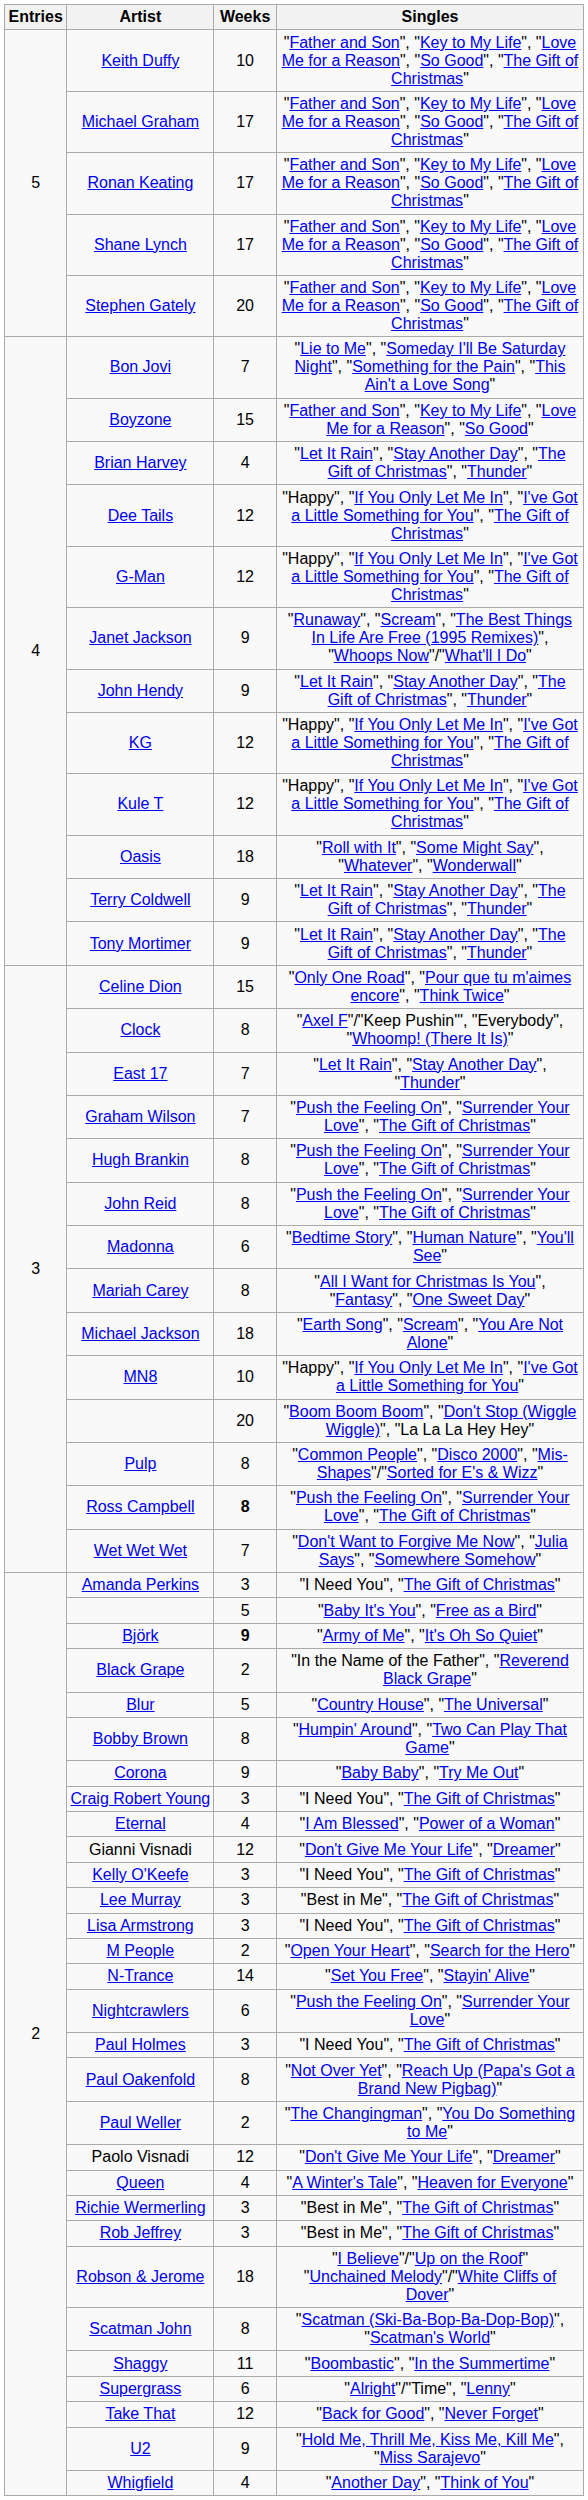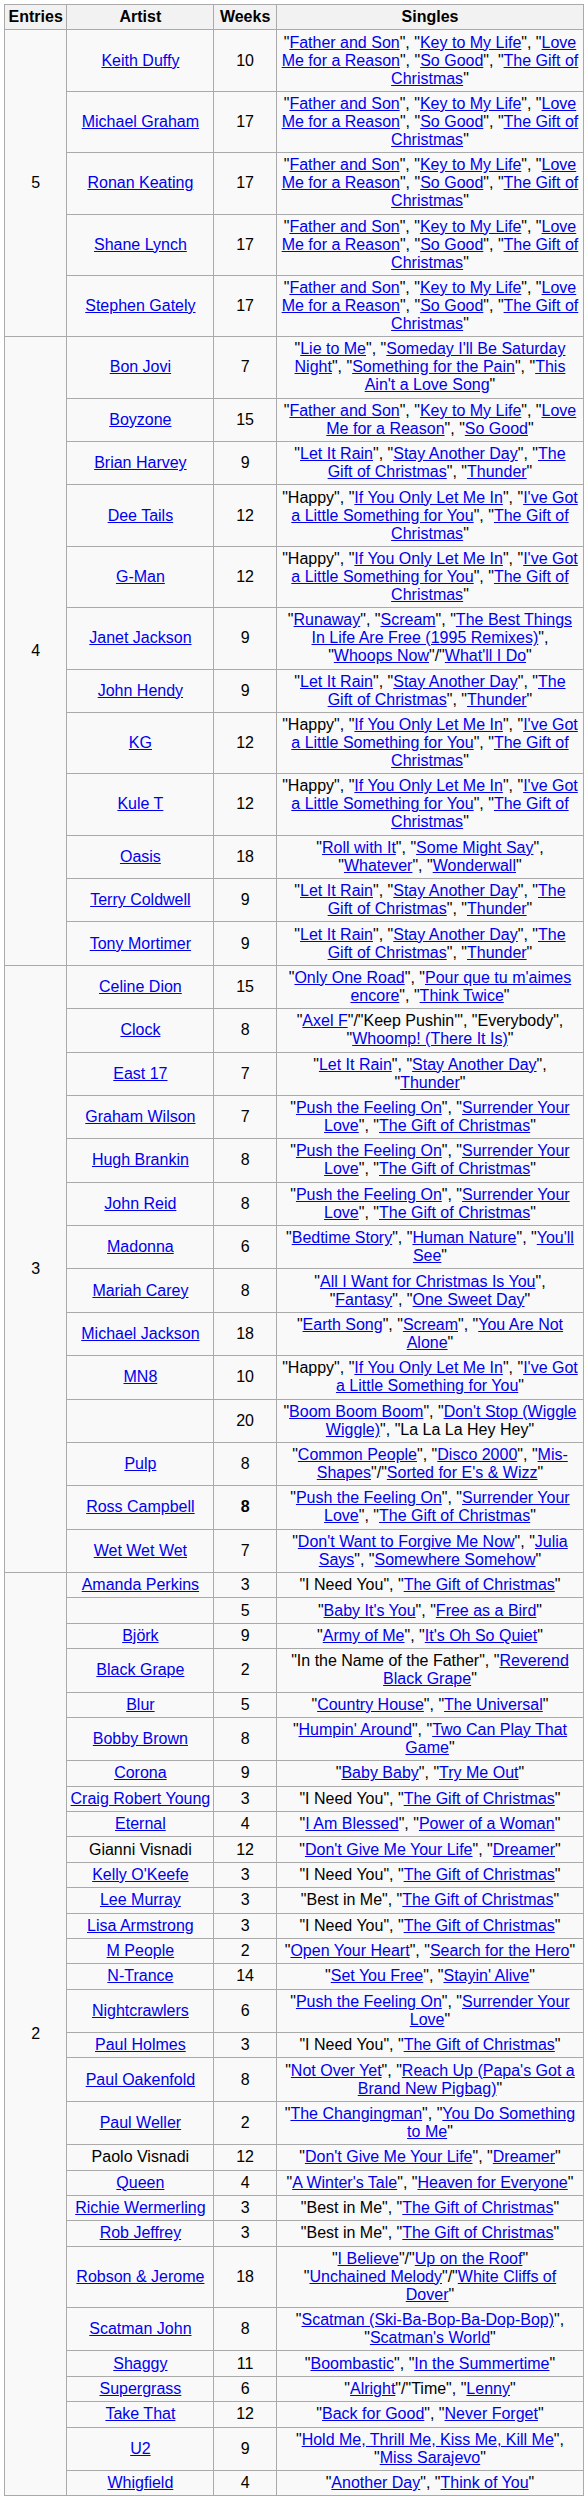(245, 306) 20 -> (245, 306) 17
(245, 463) 4 -> (245, 463) 9
(245, 1635) bold -> (245, 1635) normal
